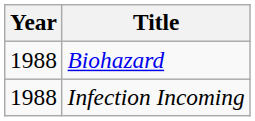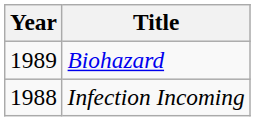(33, 60) 1988 -> (33, 60) 1989
